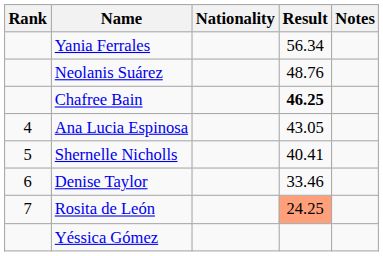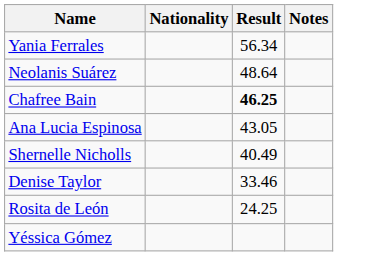- column: (28, 18)
(305, 72) 48.76 -> (259, 72) 48.64
(305, 154) 40.41 -> (259, 154) 40.49
(305, 209) lightsalmon background -> (259, 209) no background
